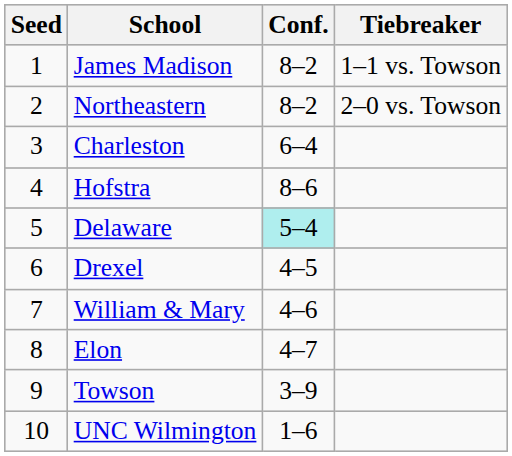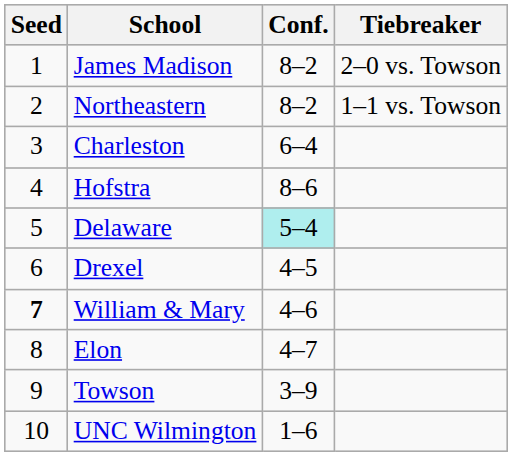(421, 65) 1–1 vs. Towson -> (421, 65) 2–0 vs. Towson
(421, 106) 2–0 vs. Towson -> (421, 106) 1–1 vs. Towson
(36, 308) normal -> (36, 308) bold
